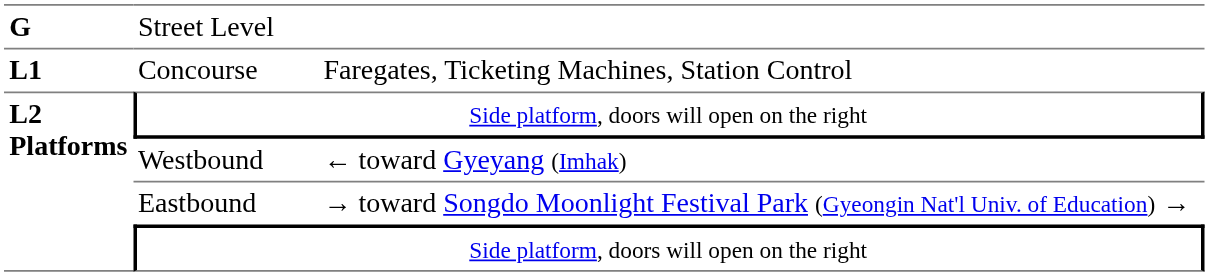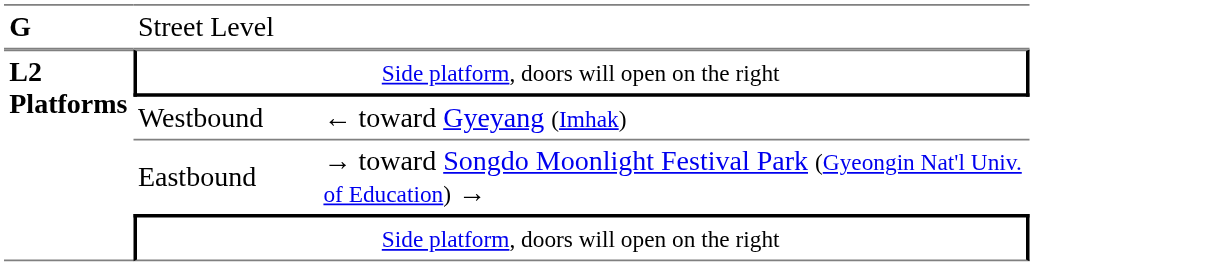- row: (198, 70)
